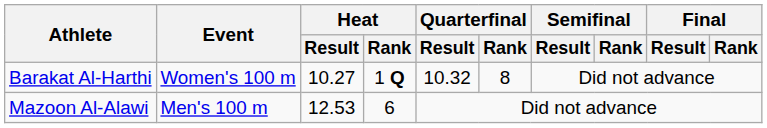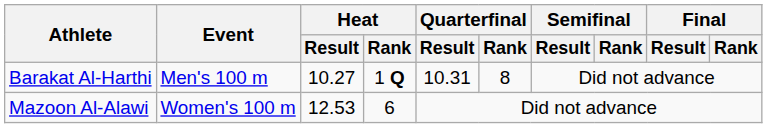(228, 78) Women's 100 m -> (214, 78) Men's 100 m
(447, 78) 10.32 -> (447, 78) 10.31
(214, 108) Men's 100 m -> (228, 108) Women's 100 m
